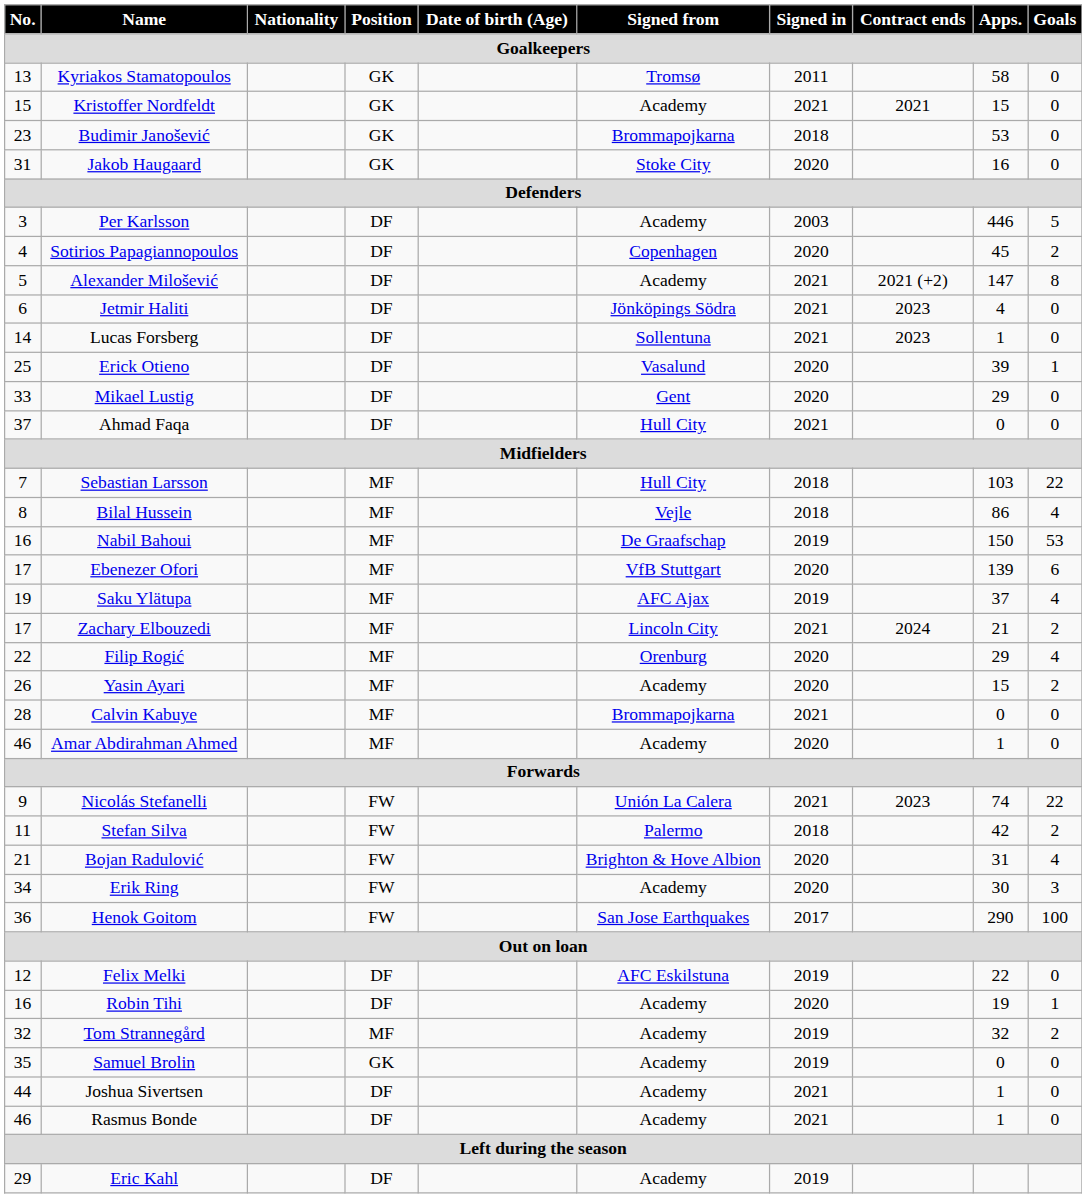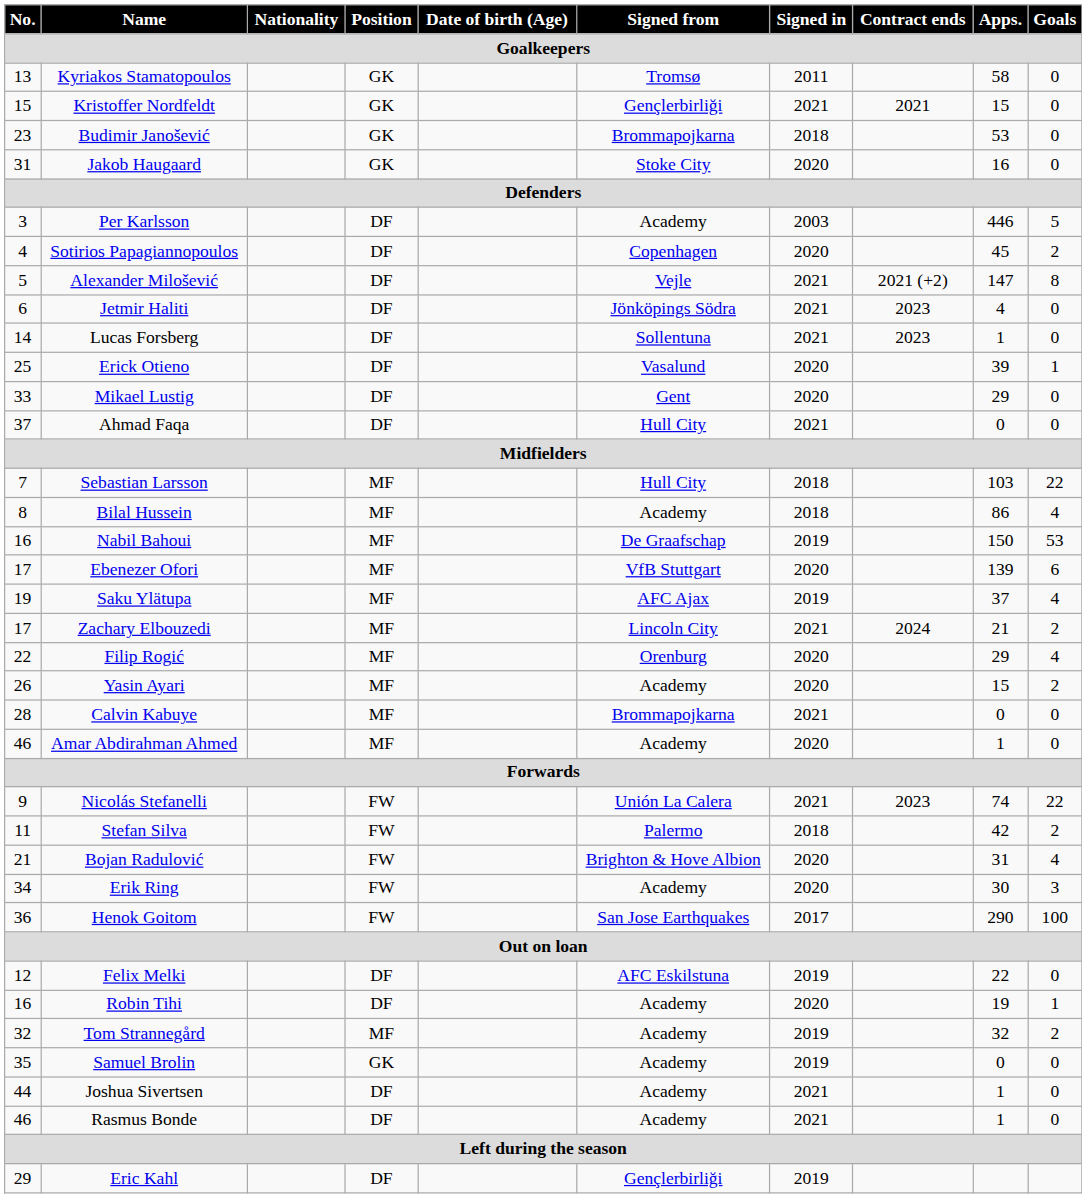(673, 106) Academy -> (673, 106) Gençlerbirliği
(673, 280) Academy -> (673, 280) Vejle
(673, 511) Vejle -> (673, 511) Academy
(673, 1178) Academy -> (673, 1178) Gençlerbirliği
